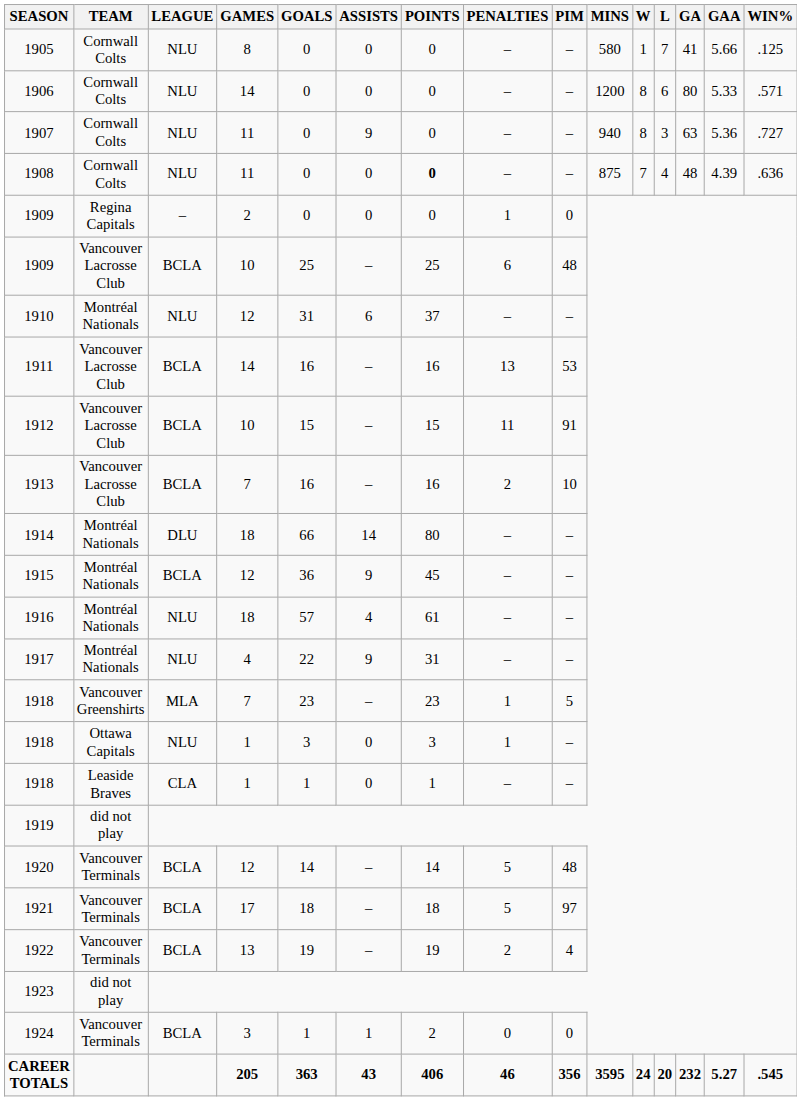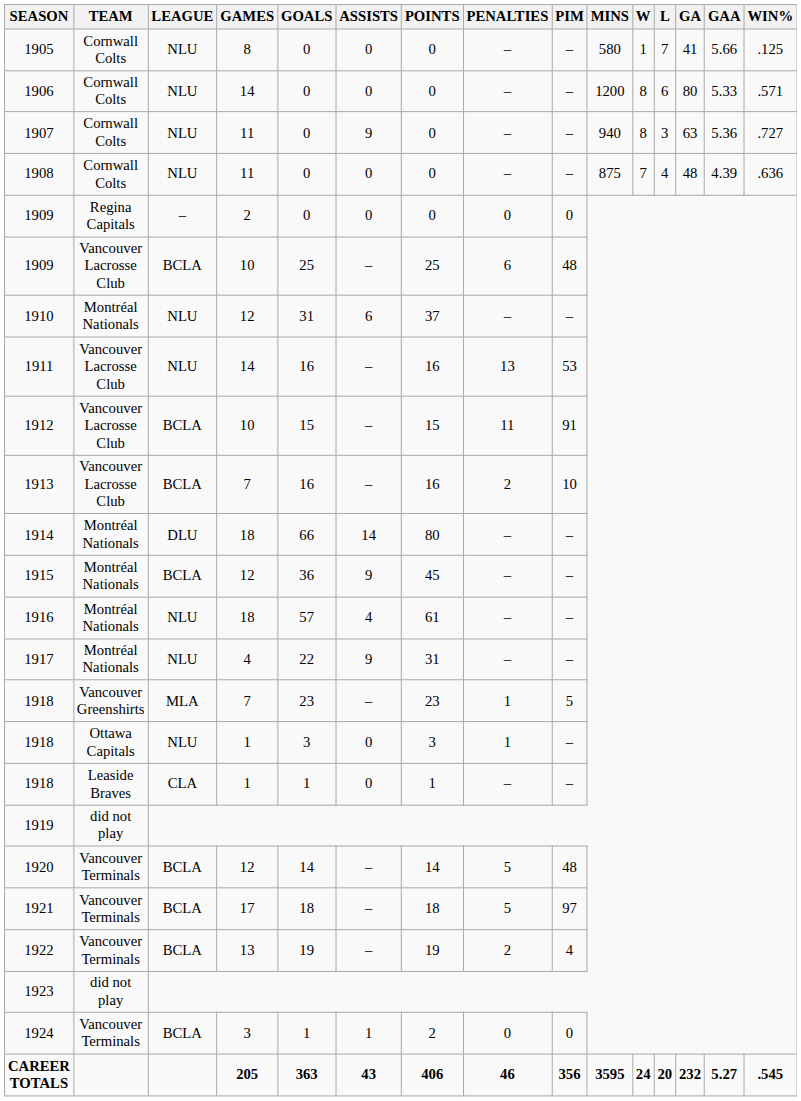(432, 174) bold -> (432, 174) normal
(507, 216) 1 -> (507, 216) 0
(182, 366) BCLA -> (182, 366) NLU
